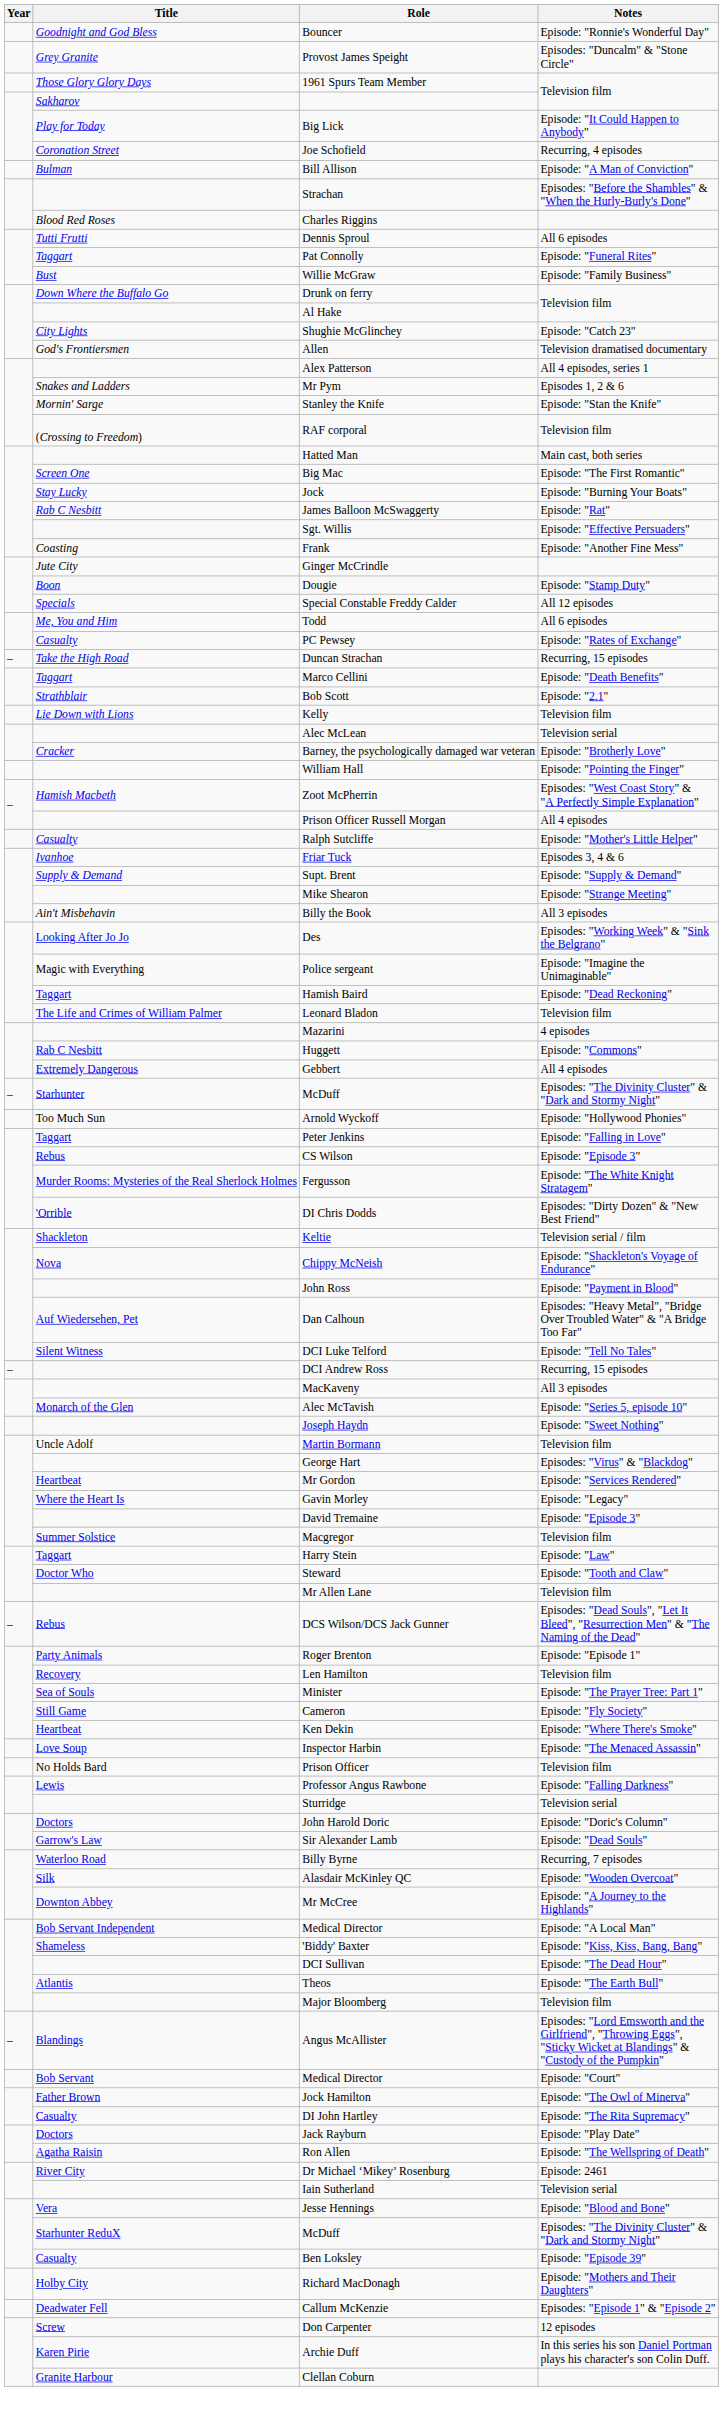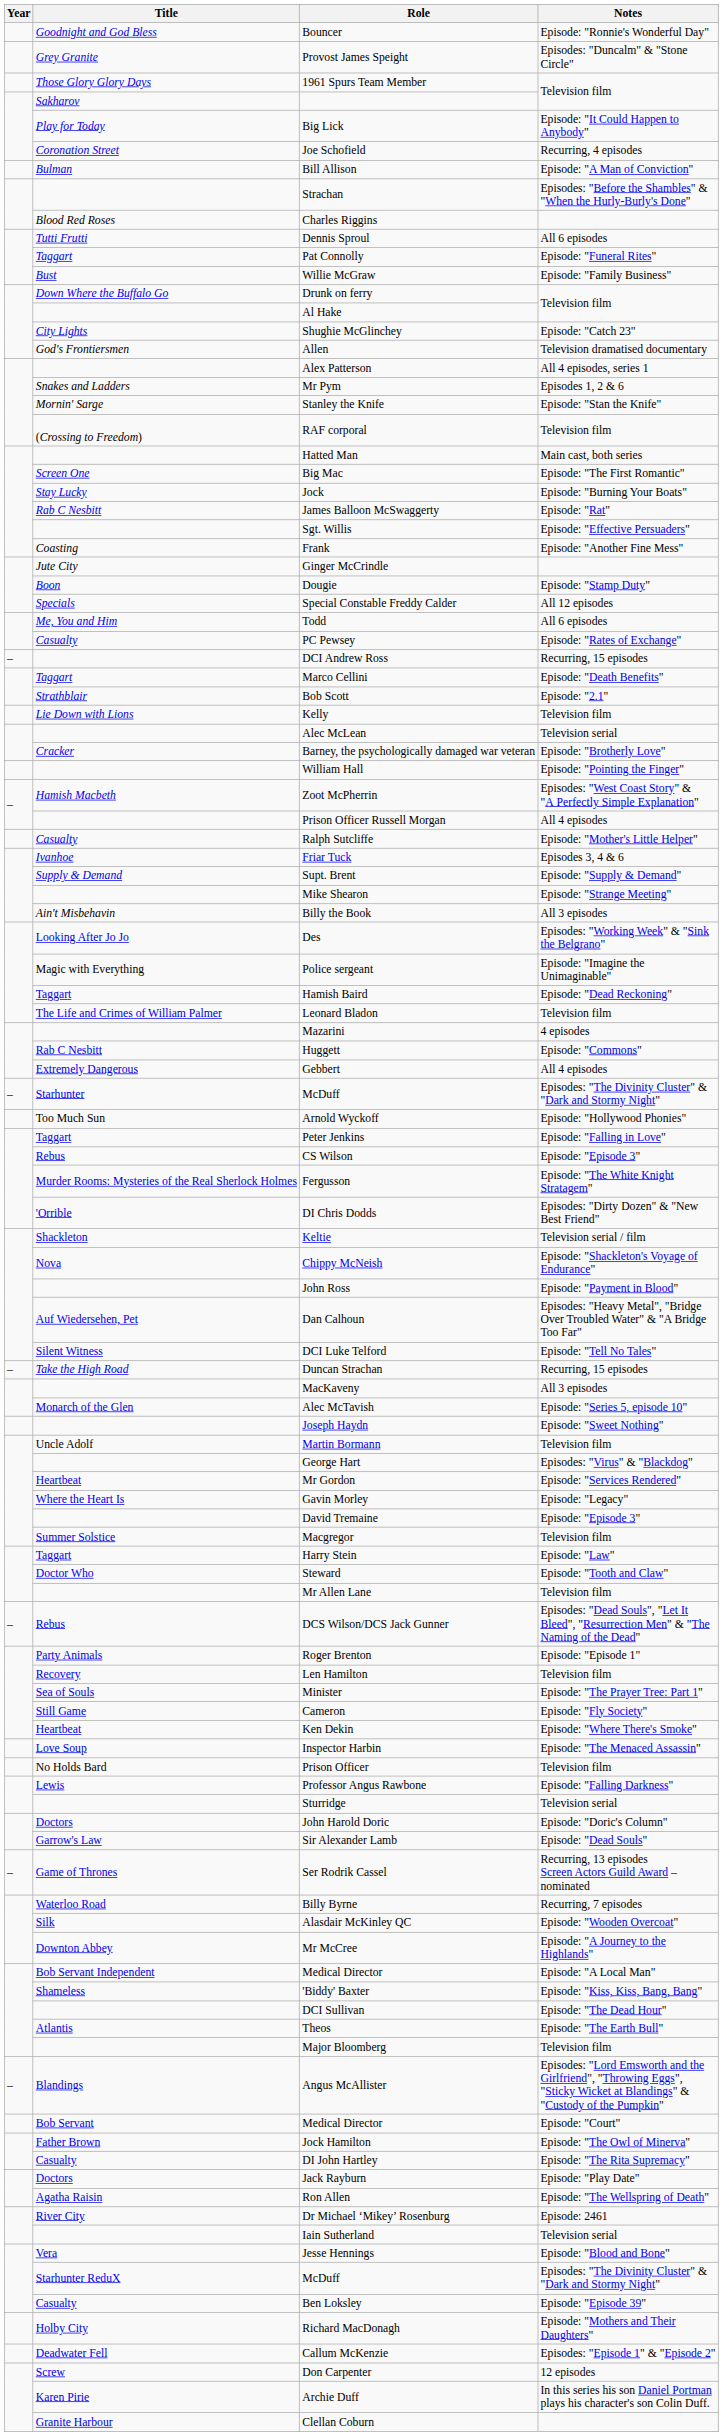rows swapped: (82, 659) <-> (166, 1370)
+ row: (77, 1872)
